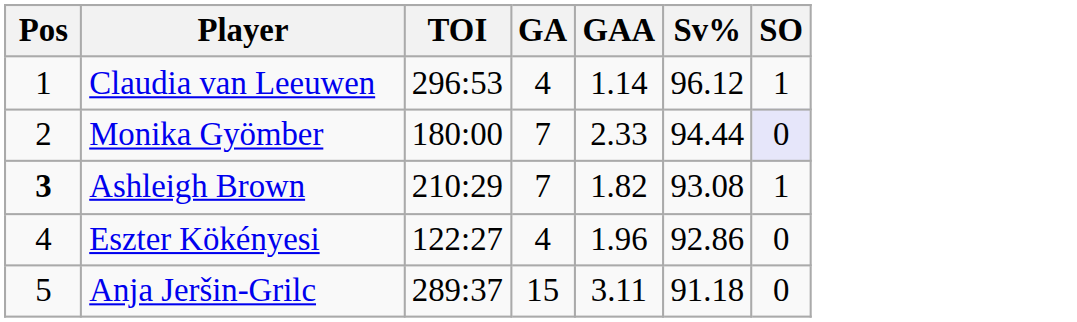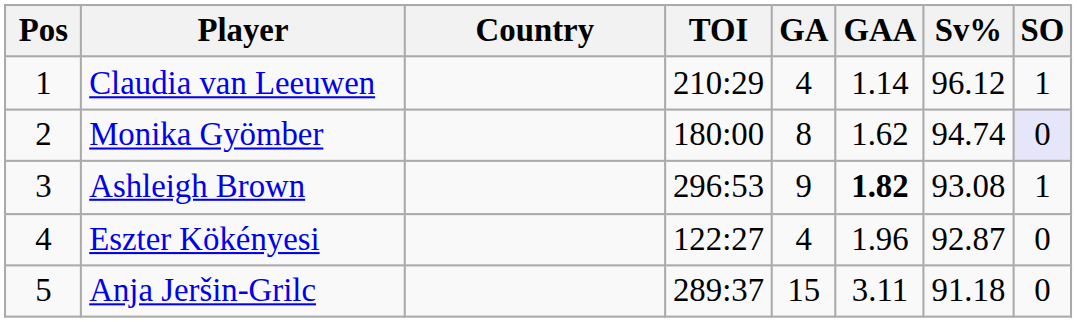+ column: (535, 30)
(457, 82) 296:53 -> (719, 82) 210:29
(543, 134) 7 -> (804, 134) 8
(619, 134) 2.33 -> (880, 134) 1.62
(707, 134) 94.44 -> (968, 134) 94.74
(43, 186) bold -> (43, 186) normal
(457, 186) 210:29 -> (719, 186) 296:53
(543, 186) 7 -> (804, 186) 9
(619, 186) normal -> (880, 186) bold
(707, 238) 92.86 -> (968, 238) 92.87
